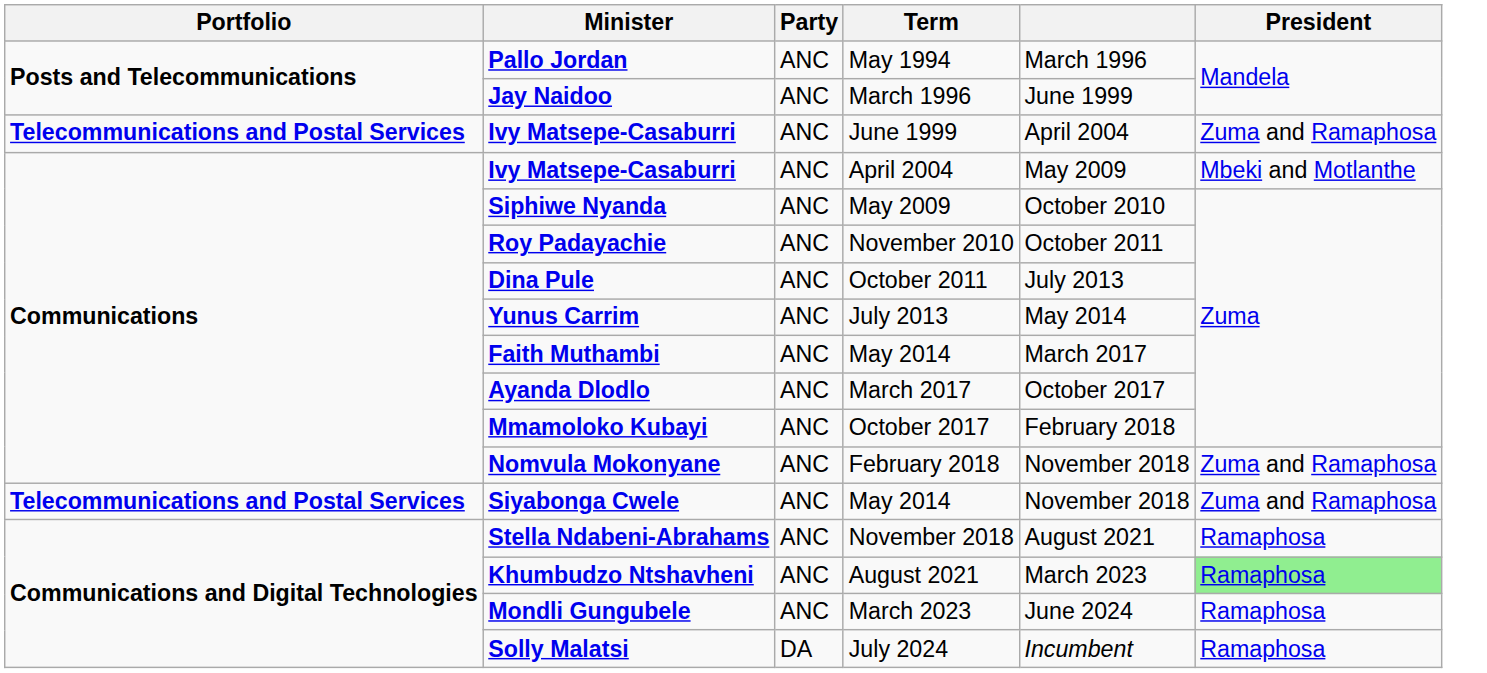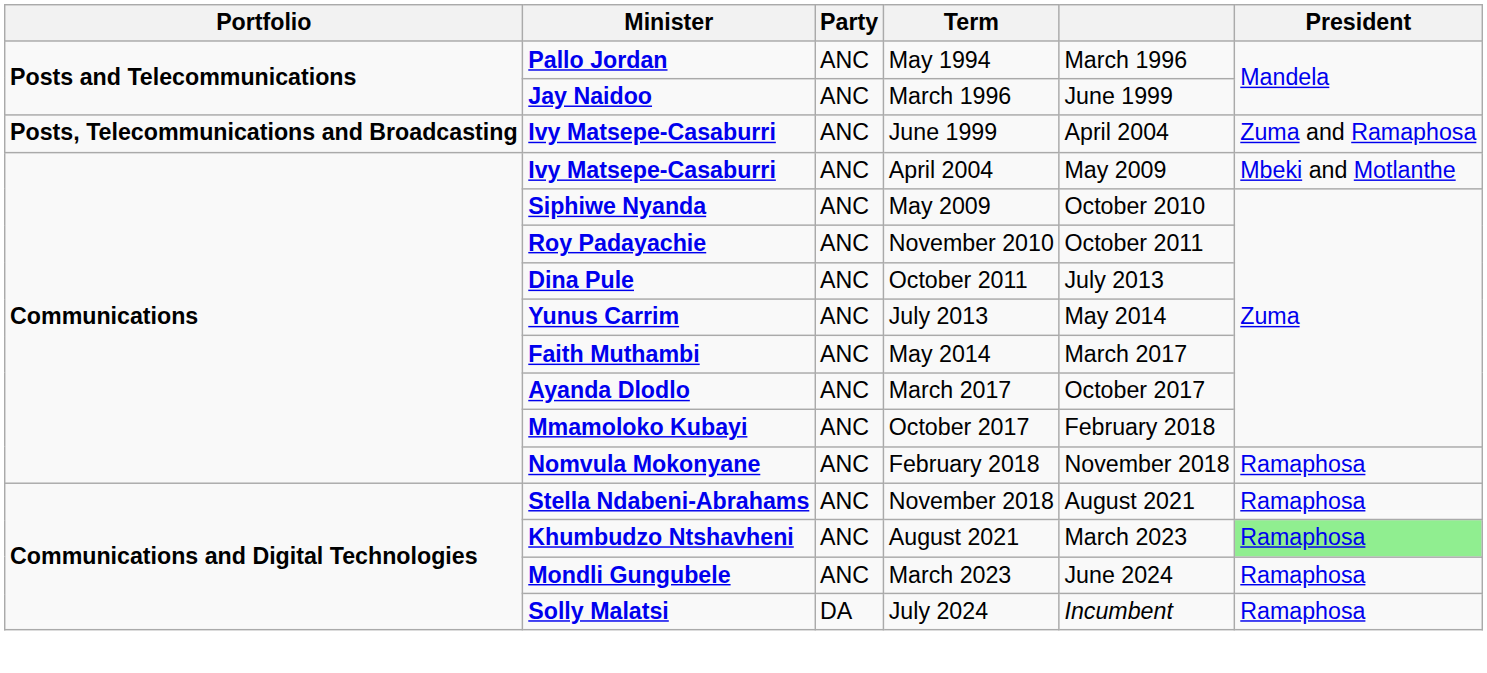(237, 133) Telecommunications and Postal Services -> (264, 133) Posts, Telecommunications and Broadcasting
(1318, 464) Zuma and Ramaphosa -> (1303, 464) Ramaphosa
- row: (584, 501)
